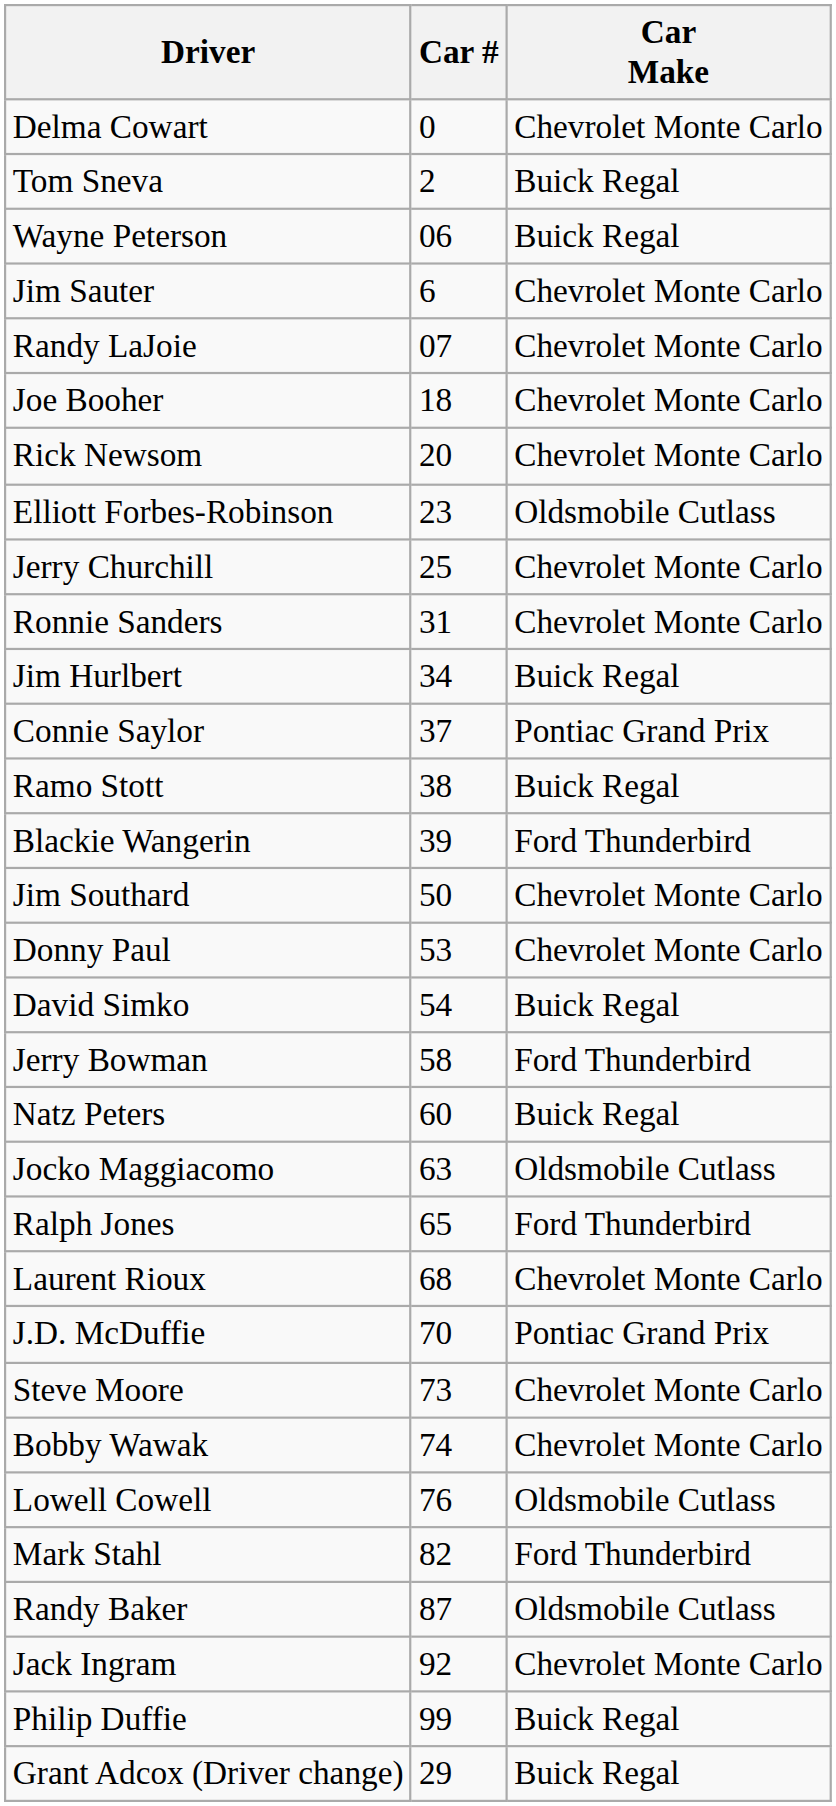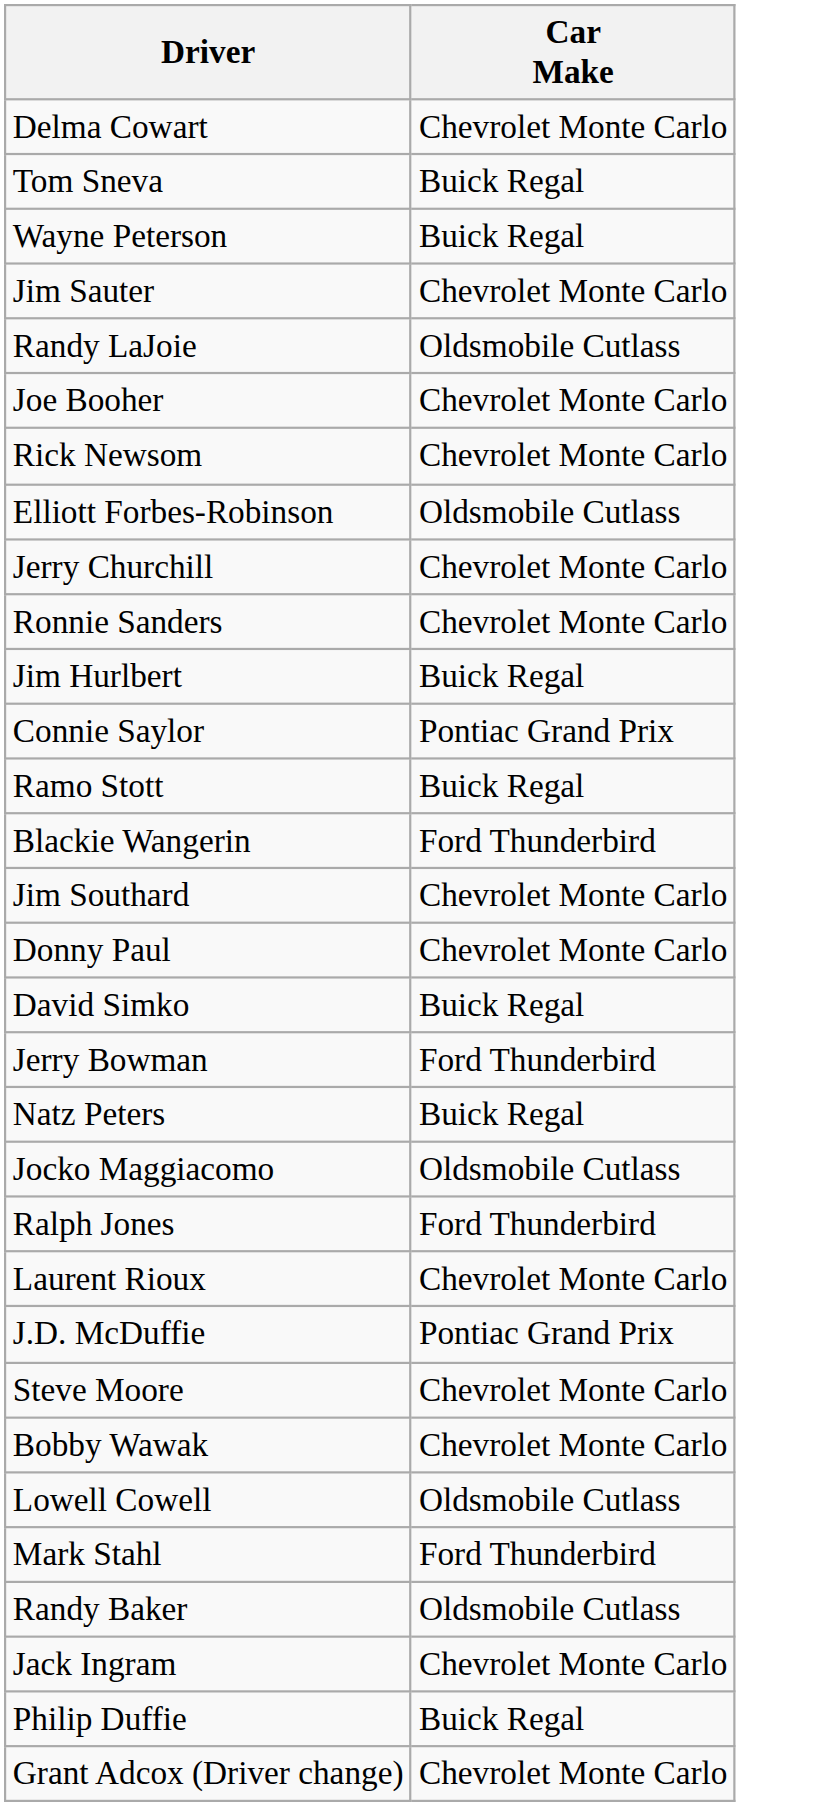- column: (459, 51)
(668, 345) Chevrolet Monte Carlo -> (550, 345) Oldsmobile Cutlass
(597, 1773) Buick Regal -> (573, 1773) Chevrolet Monte Carlo
